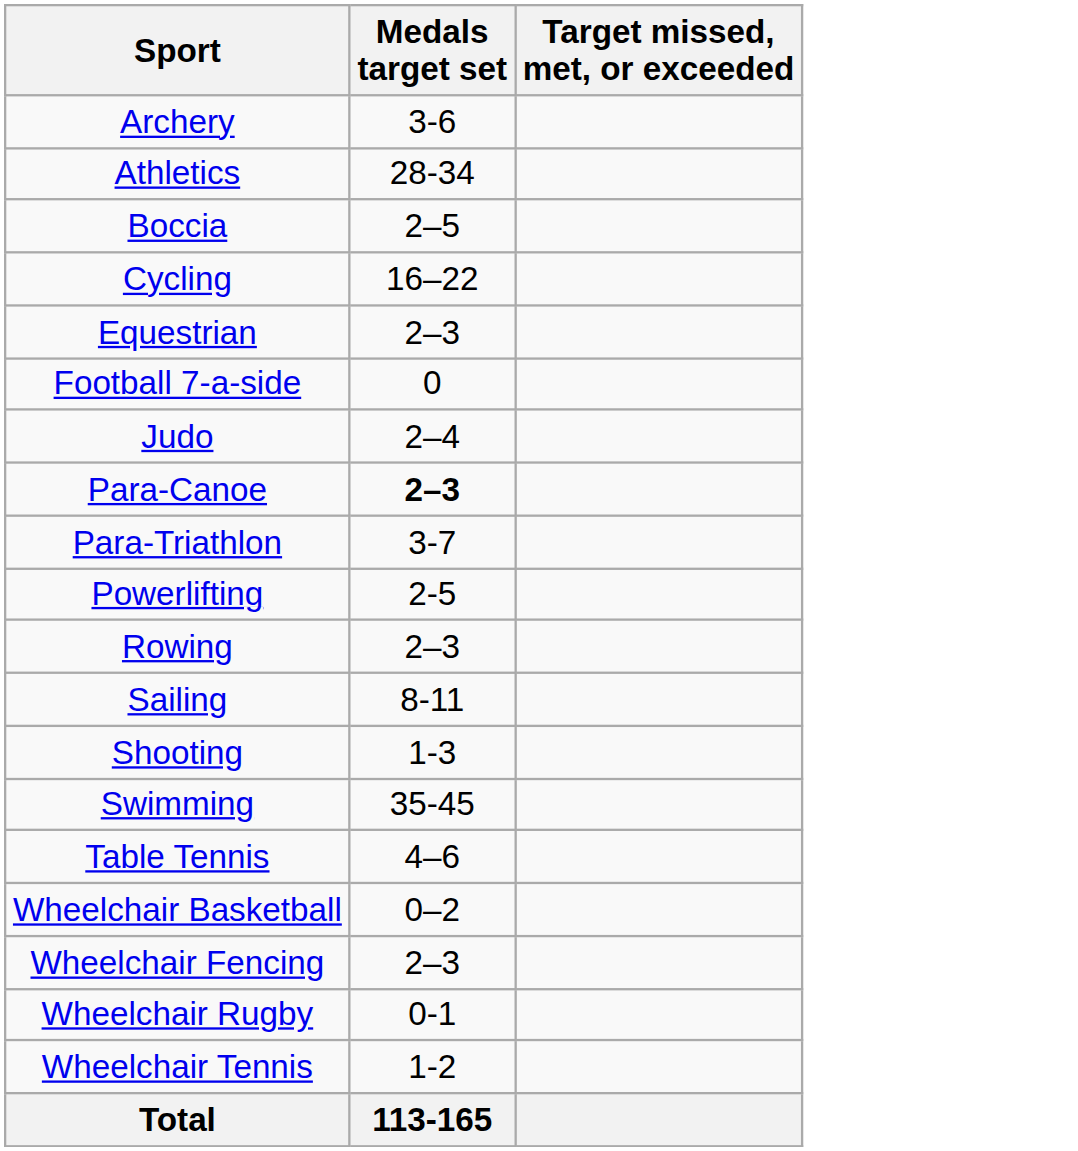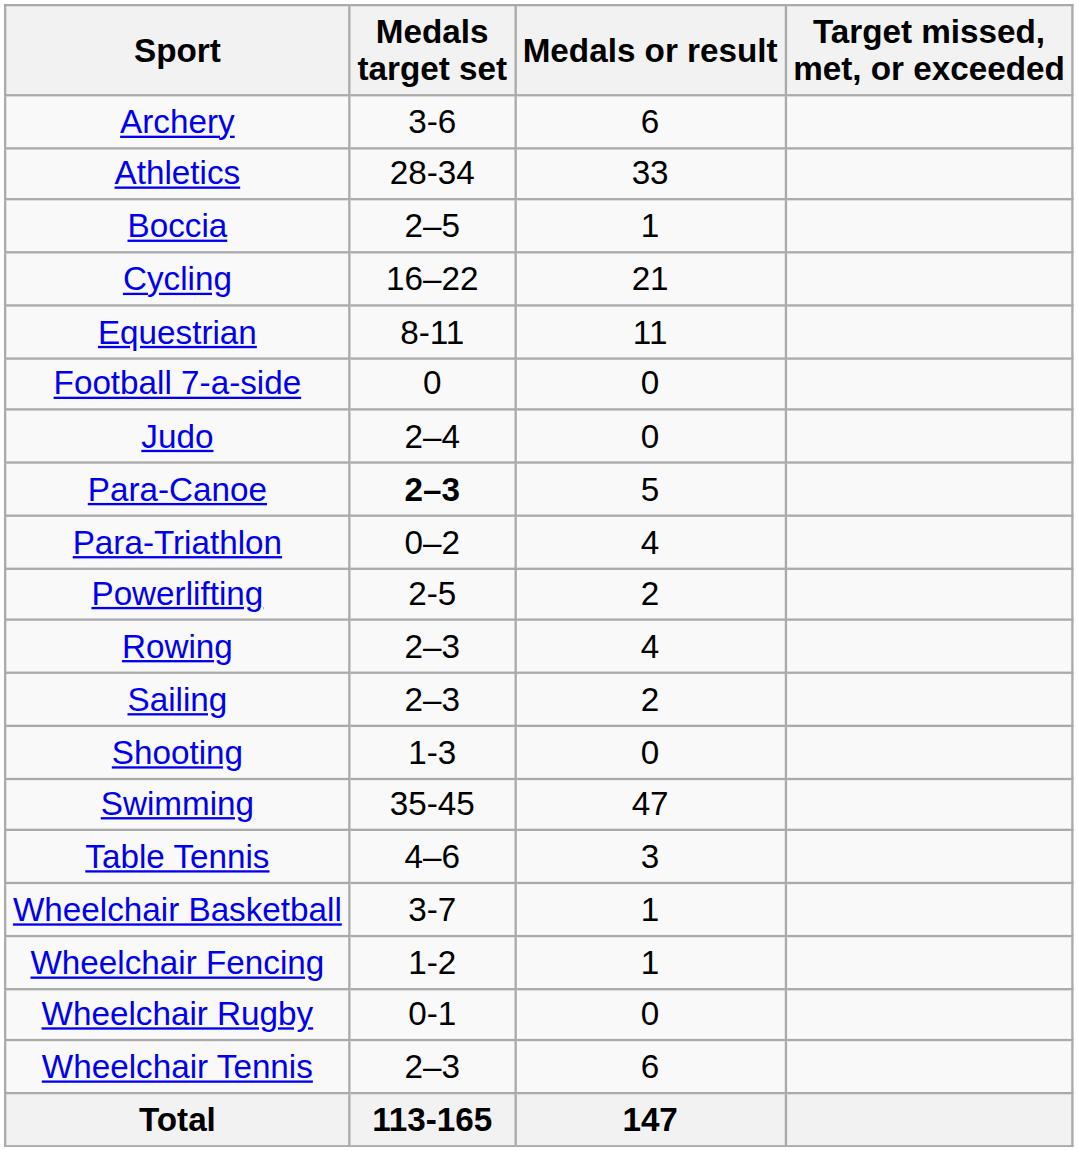+ column: (650, 50)
(432, 332) 2–3 -> (432, 332) 8-11
(432, 542) 3-7 -> (432, 542) 0–2
(432, 699) 8-11 -> (432, 699) 2–3
(432, 910) 0–2 -> (432, 910) 3-7
(432, 962) 2–3 -> (432, 962) 1-2
(432, 1067) 1-2 -> (432, 1067) 2–3
